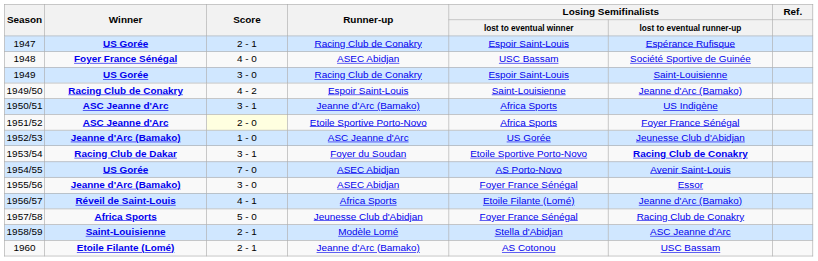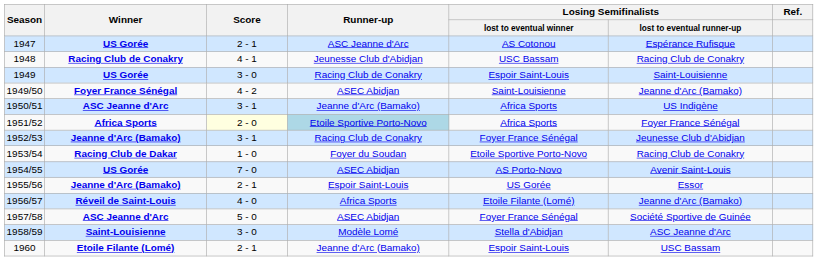(368, 43) Racing Club de Conakry -> (368, 43) ASC Jeanne d'Arc
(529, 43) Espoir Saint-Louis -> (529, 43) AS Cotonou
(126, 59) Foyer France Sénégal -> (126, 59) Racing Club de Conakry
(247, 59) 4 - 0 -> (247, 59) 4 - 1
(368, 59) ASEC Abidjan -> (368, 59) Jeunesse Club d'Abidjan
(690, 59) Société Sportive de Guinée -> (690, 59) Racing Club de Conakry
(126, 91) Racing Club de Conakry -> (126, 91) Foyer France Sénégal
(368, 91) Espoir Saint-Louis -> (368, 91) ASEC Abidjan
(126, 122) ASC Jeanne d'Arc -> (126, 122) Africa Sports
(368, 122) no background -> (368, 122) lightblue background
(247, 138) 1 - 0 -> (247, 138) 3 - 1
(368, 138) ASC Jeanne d'Arc -> (368, 138) Racing Club de Conakry
(529, 138) US Gorée -> (529, 138) Foyer France Sénégal
(247, 153) 3 - 1 -> (247, 153) 1 - 0
(690, 153) bold -> (690, 153) normal
(247, 185) 3 - 0 -> (247, 185) 2 - 1
(368, 185) ASEC Abidjan -> (368, 185) Espoir Saint-Louis
(529, 185) Foyer France Sénégal -> (529, 185) US Gorée
(247, 201) 4 - 1 -> (247, 201) 4 - 0
(126, 216) Africa Sports -> (126, 216) ASC Jeanne d'Arc
(368, 216) Jeunesse Club d'Abidjan -> (368, 216) ASEC Abidjan
(690, 216) Racing Club de Conakry -> (690, 216) Société Sportive de Guinée
(247, 232) 2 - 1 -> (247, 232) 3 - 0
(529, 248) AS Cotonou -> (529, 248) Espoir Saint-Louis
